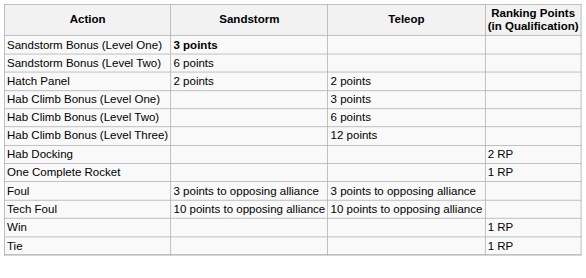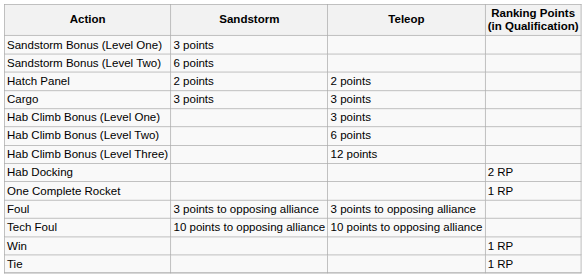(196, 44) bold -> (194, 44) normal
+ row: (23, 99)
